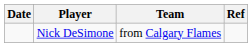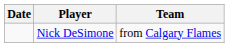- column: (236, 14)
